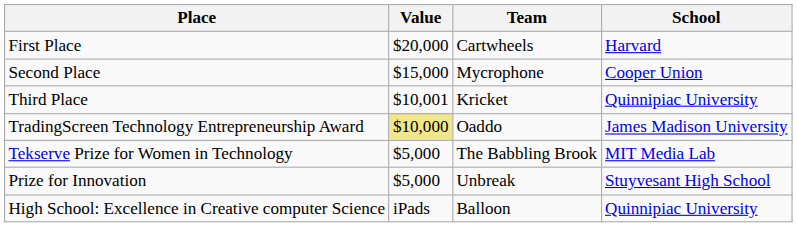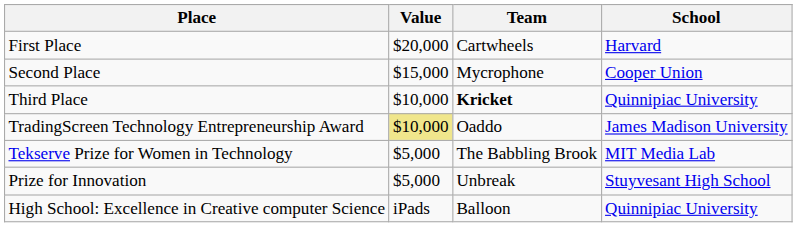(421, 99) $10,001 -> (421, 99) $10,000
(482, 99) normal -> (484, 99) bold
